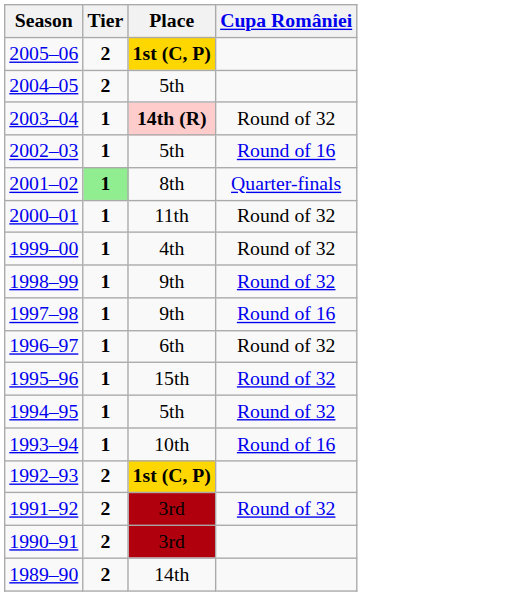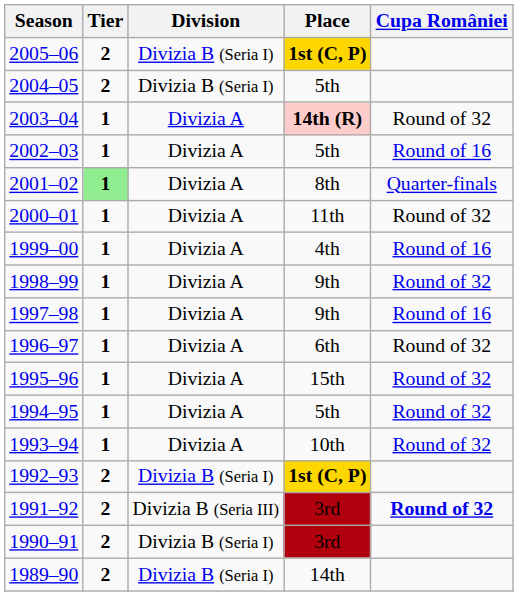+ column: (206, 21)
(286, 248) Round of 32 -> (442, 248) Round of 16
(286, 444) Round of 16 -> (442, 444) Round of 32
(286, 509) normal -> (442, 509) bold
